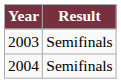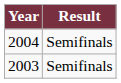rows swapped: (24, 41) <-> (24, 66)
